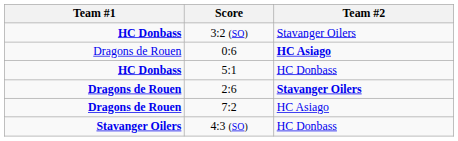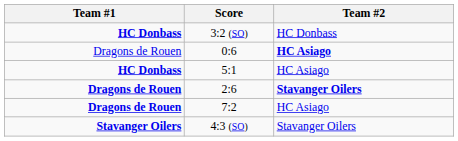(316, 32) Stavanger Oilers -> (307, 32) HC Donbass
(307, 70) HC Donbass -> (303, 70) HC Asiago
(307, 126) HC Donbass -> (316, 126) Stavanger Oilers
